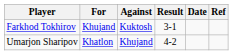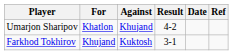rows swapped: (42, 42) <-> (41, 27)
